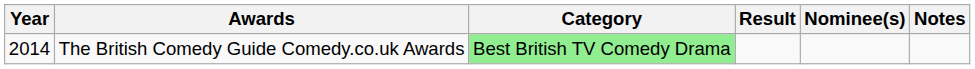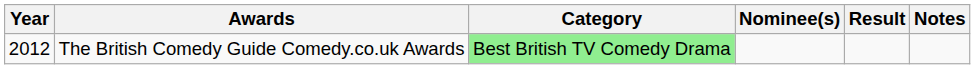columns swapped: (855, 19) <-> (767, 19)
(30, 48) 2014 -> (30, 48) 2012
